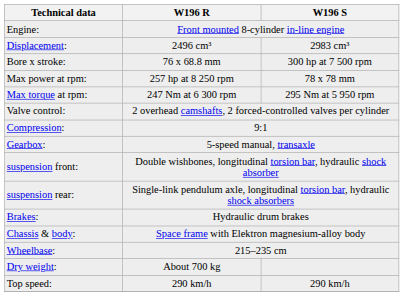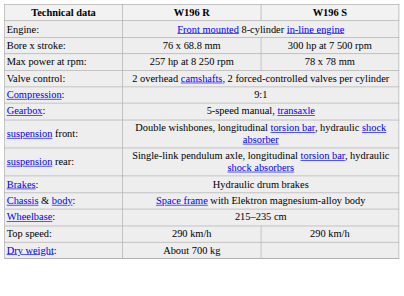- row: (38, 45)
- row: (48, 95)
rows swapped: (33, 267) <-> (31, 283)
